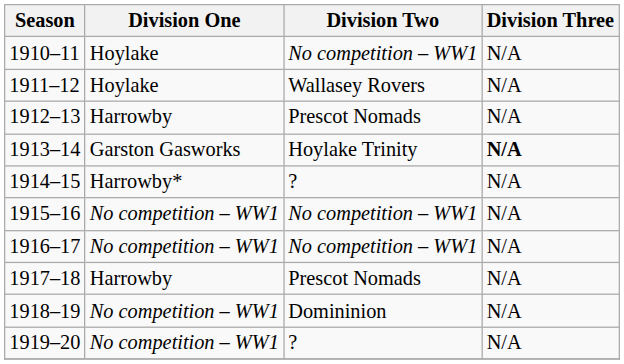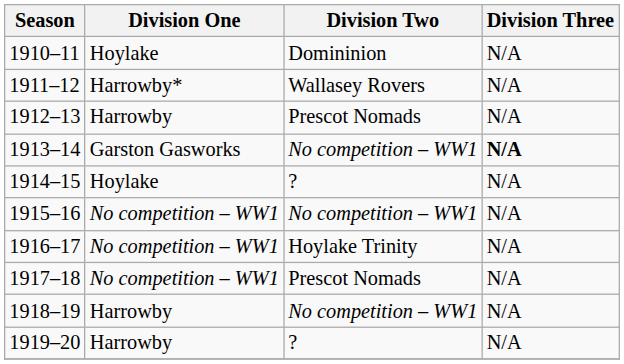(383, 52) No competition – WW1 -> (337, 52) Domininion
(124, 85) Hoylake -> (136, 85) Harrowby*
(353, 149) Hoylake Trinity -> (383, 149) No competition – WW1
(136, 181) Harrowby* -> (124, 181) Hoylake
(383, 246) No competition – WW1 -> (353, 246) Hoylake Trinity
(131, 278) Harrowby -> (184, 278) No competition – WW1
(184, 310) No competition – WW1 -> (131, 310) Harrowby
(337, 310) Domininion -> (383, 310) No competition – WW1
(184, 342) No competition – WW1 -> (131, 342) Harrowby
